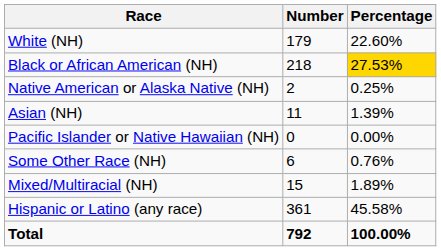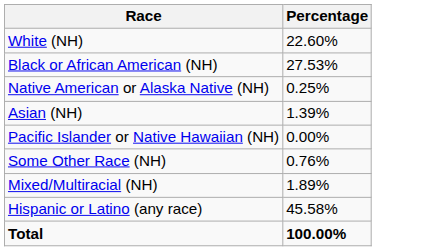- column: (315, 16)
(376, 64) gold background -> (312, 64) no background
